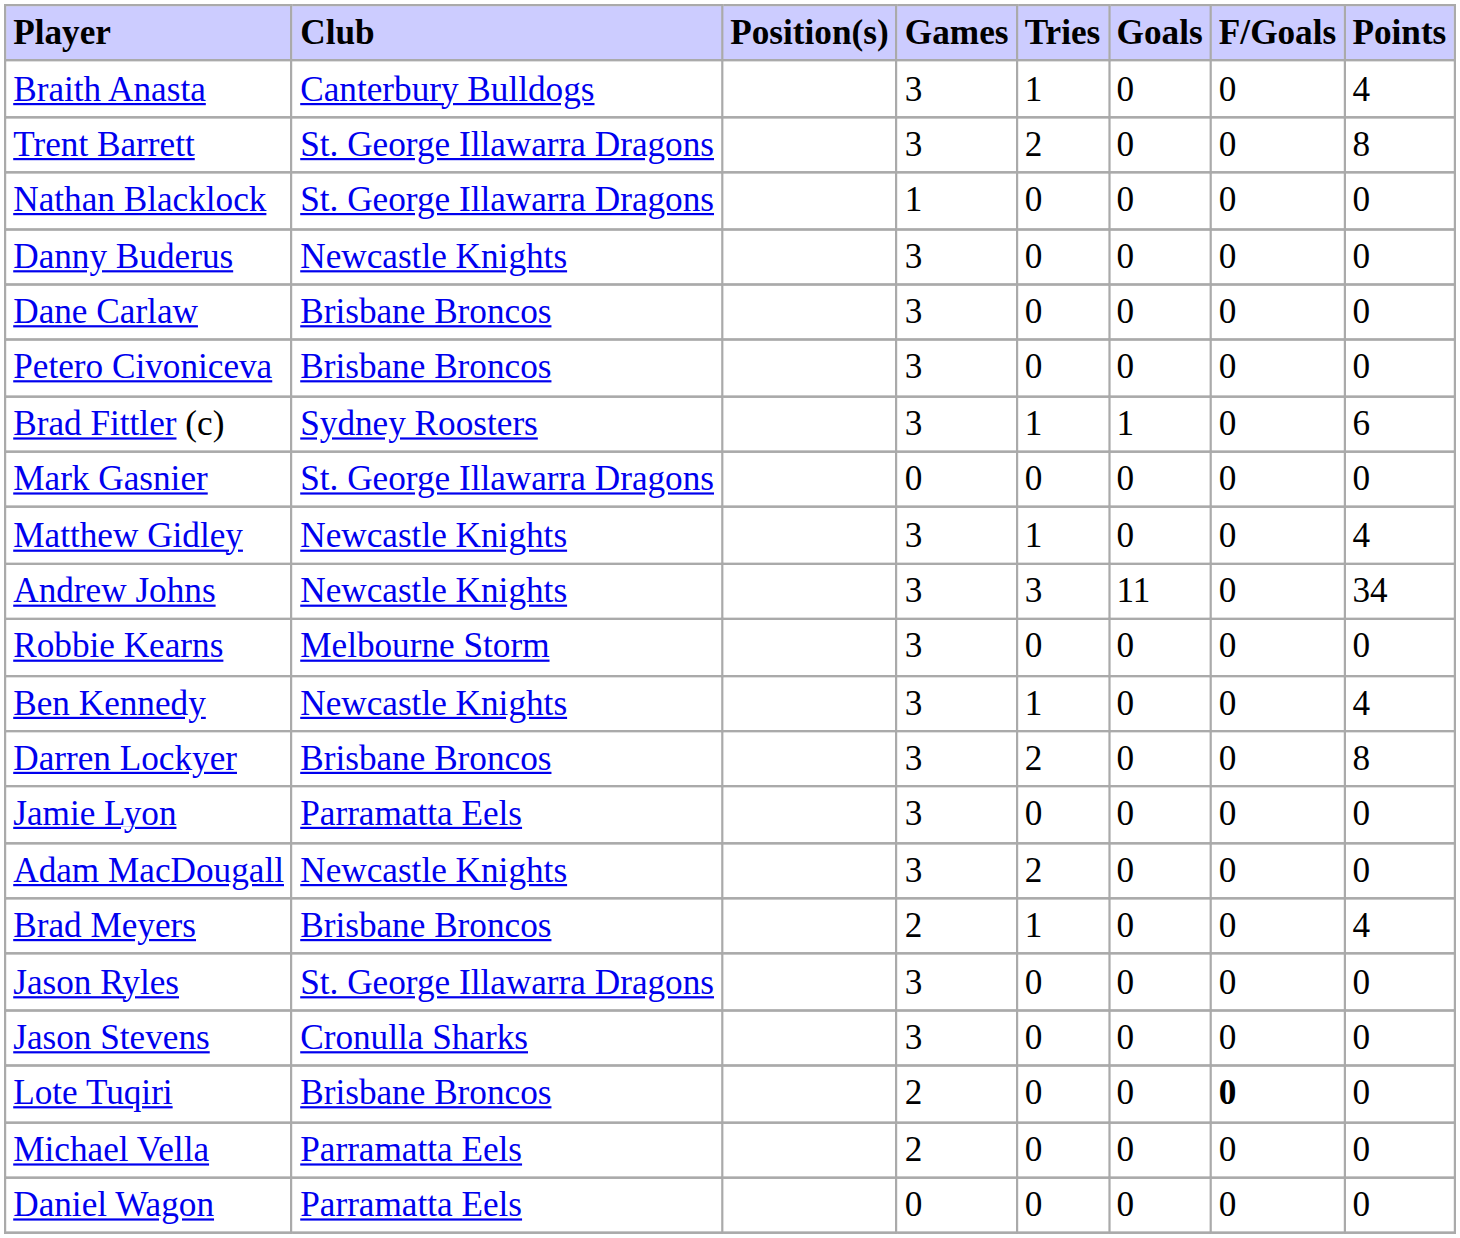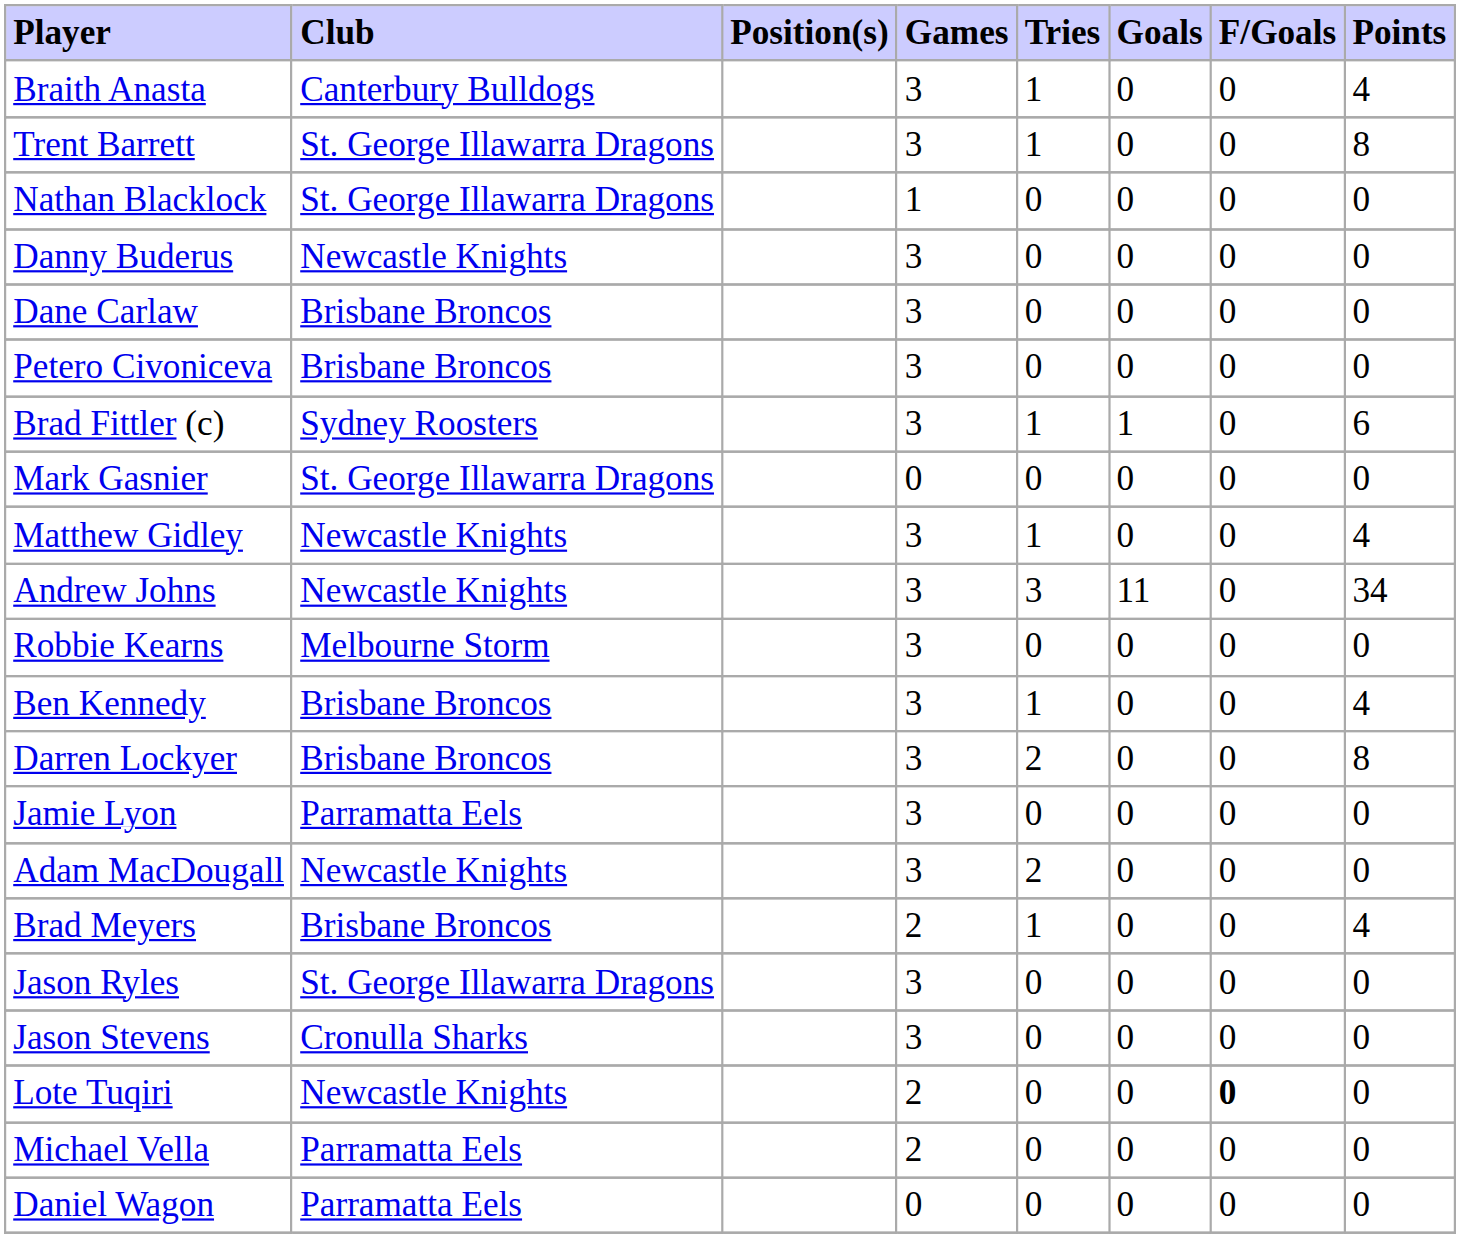(1034, 144) 2 -> (1034, 144) 1
(434, 702) Newcastle Knights -> (426, 702) Brisbane Broncos
(426, 1093) Brisbane Broncos -> (434, 1093) Newcastle Knights
